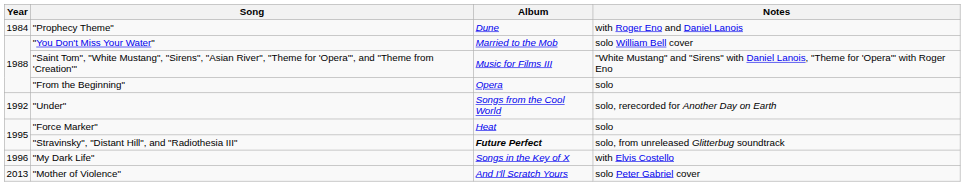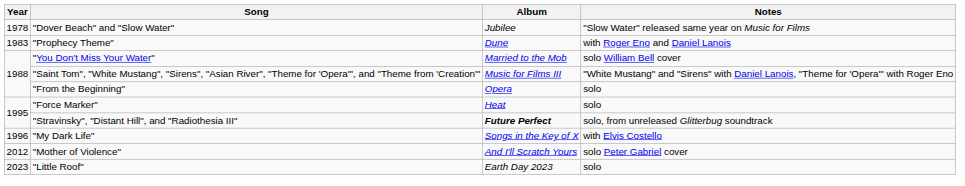+ row: (104, 27)
(17, 27) 1984 -> (17, 43) 1983
- row: (50, 106)
(17, 173) 2013 -> (17, 151) 2012
+ row: (58, 167)
